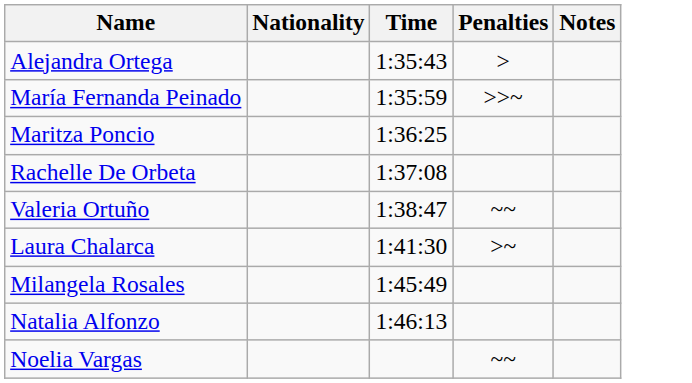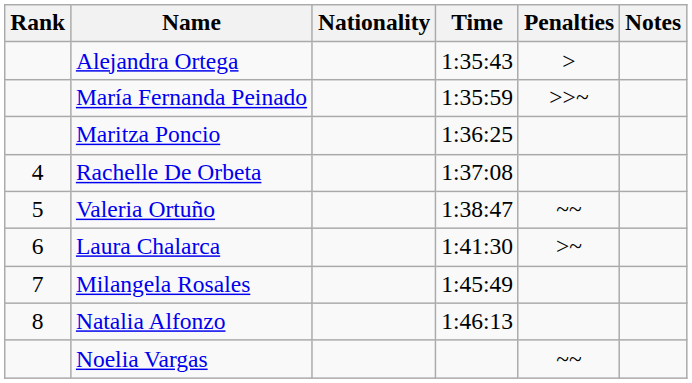+ column: (38, 23)
